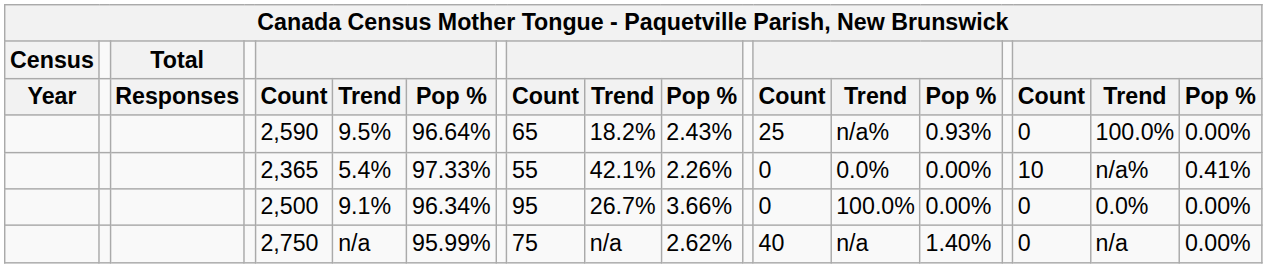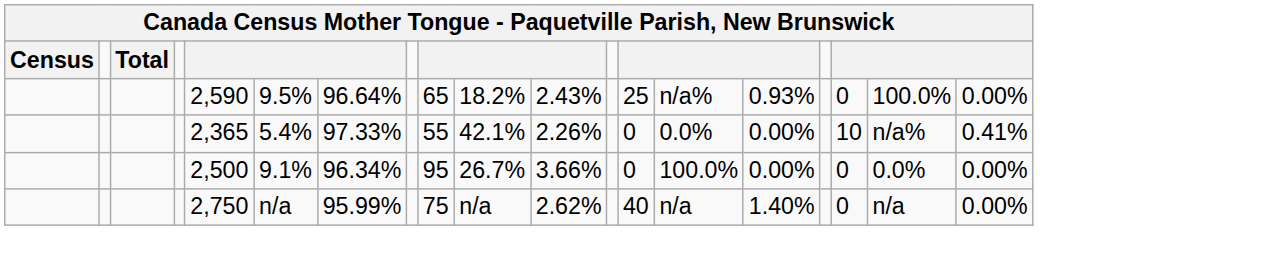- row: (52, 96)
